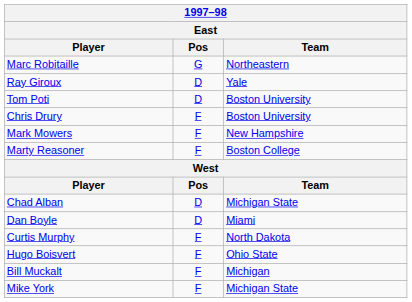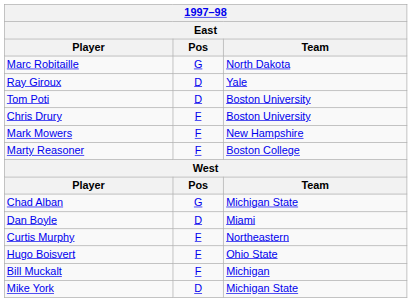(258, 64) Northeastern -> (258, 64) North Dakota
(198, 202) D -> (198, 202) G
(258, 237) North Dakota -> (258, 237) Northeastern
(198, 289) F -> (198, 289) D
